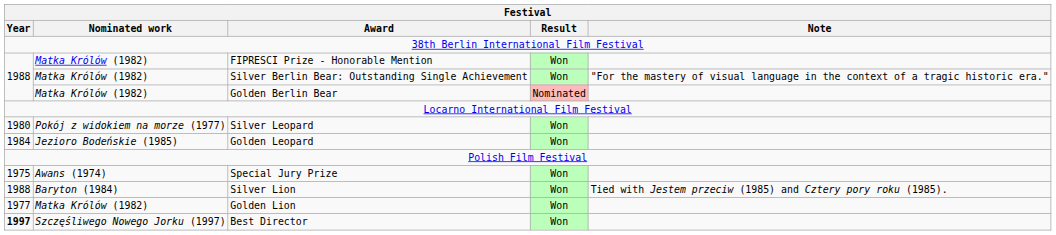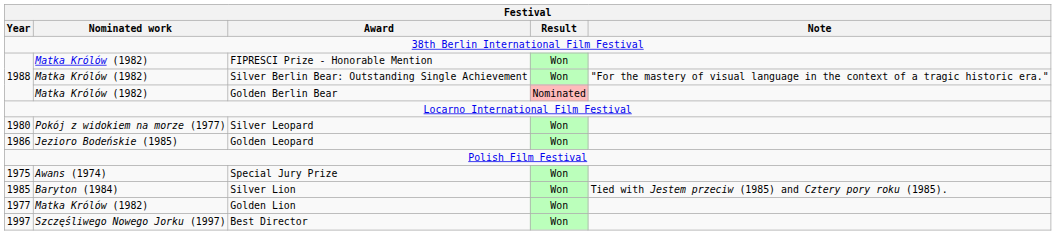(19, 141) 1984 -> (19, 141) 1986
(19, 190) 1988 -> (19, 190) 1985
(19, 222) bold -> (19, 222) normal
